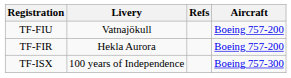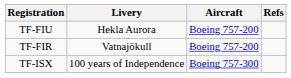columns swapped: (249, 13) <-> (199, 13)
(127, 30) Vatnajökull -> (127, 30) Hekla Aurora
(127, 47) Hekla Aurora -> (127, 47) Vatnajökull
